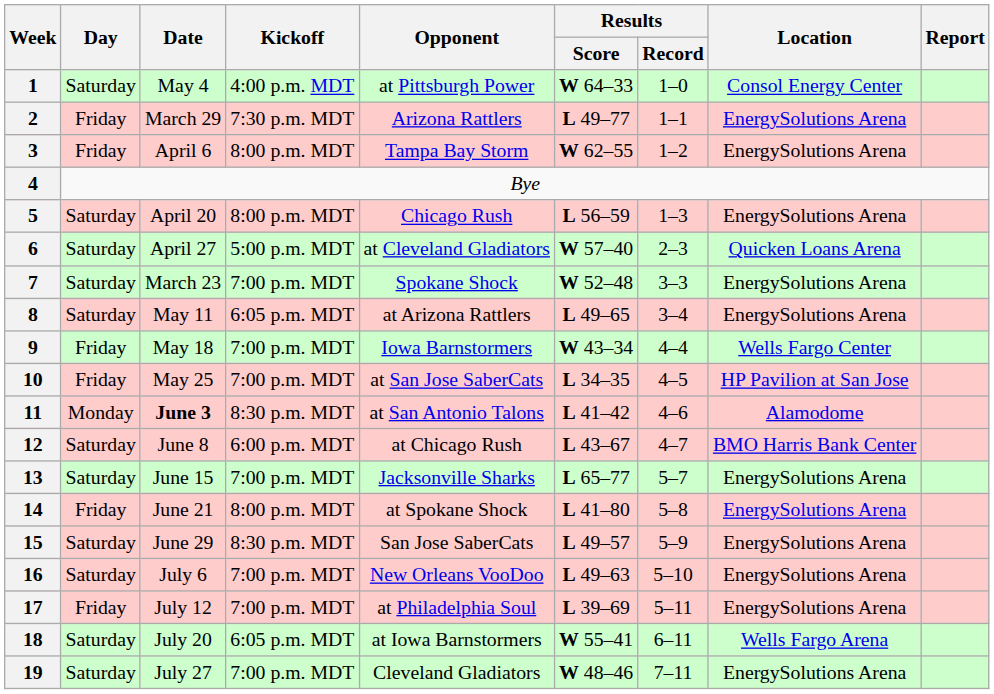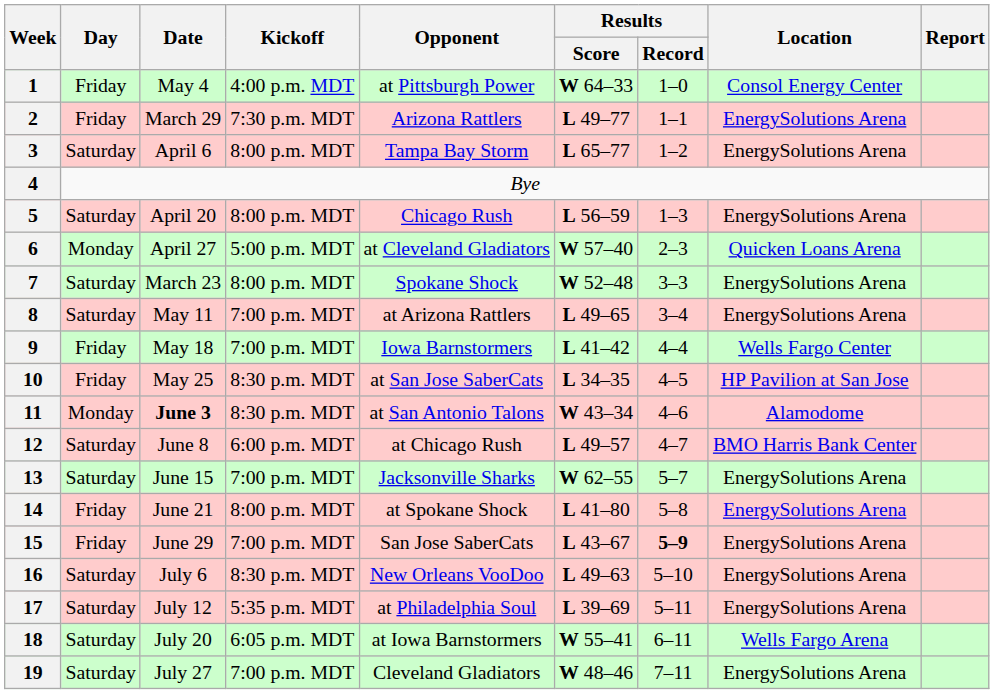(101, 86) Saturday -> (101, 86) Friday
(101, 151) Friday -> (101, 151) Saturday
(596, 151) W 62–55 -> (596, 151) L 65–77
(101, 249) Saturday -> (101, 249) Monday
(292, 281) 7:00 p.m. MDT -> (292, 281) 8:00 p.m. MDT
(292, 314) 6:05 p.m. MDT -> (292, 314) 7:00 p.m. MDT
(596, 346) W 43–34 -> (596, 346) L 41–42
(292, 379) 7:00 p.m. MDT -> (292, 379) 8:30 p.m. MDT
(596, 411) L 41–42 -> (596, 411) W 43–34
(596, 444) L 43–67 -> (596, 444) L 49–57
(596, 477) L 65–77 -> (596, 477) W 62–55
(101, 542) Saturday -> (101, 542) Friday
(292, 542) 8:30 p.m. MDT -> (292, 542) 7:00 p.m. MDT
(596, 542) L 49–57 -> (596, 542) L 43–67
(673, 542) normal -> (673, 542) bold
(292, 574) 7:00 p.m. MDT -> (292, 574) 8:30 p.m. MDT
(101, 607) Friday -> (101, 607) Saturday
(292, 607) 7:00 p.m. MDT -> (292, 607) 5:35 p.m. MDT
